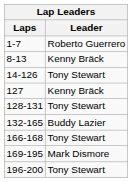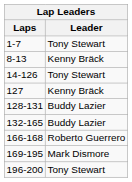(86, 43) Roberto Guerrero -> (76, 43) Tony Stewart
(76, 106) Tony Stewart -> (77, 106) Buddy Lazier
(76, 138) Tony Stewart -> (86, 138) Roberto Guerrero
